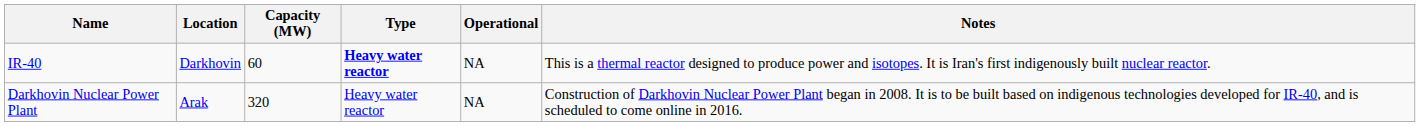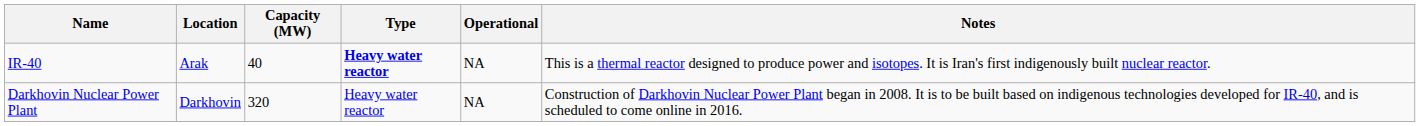(210, 63) Darkhovin -> (194, 63) Arak
(255, 63) 60 -> (255, 63) 40
(194, 102) Arak -> (210, 102) Darkhovin
